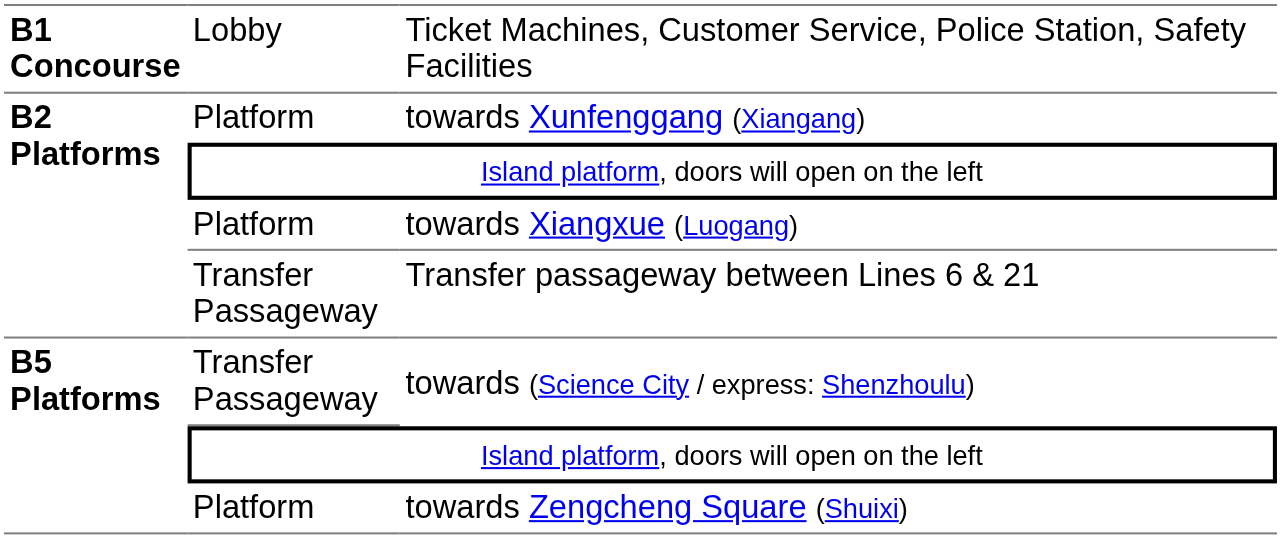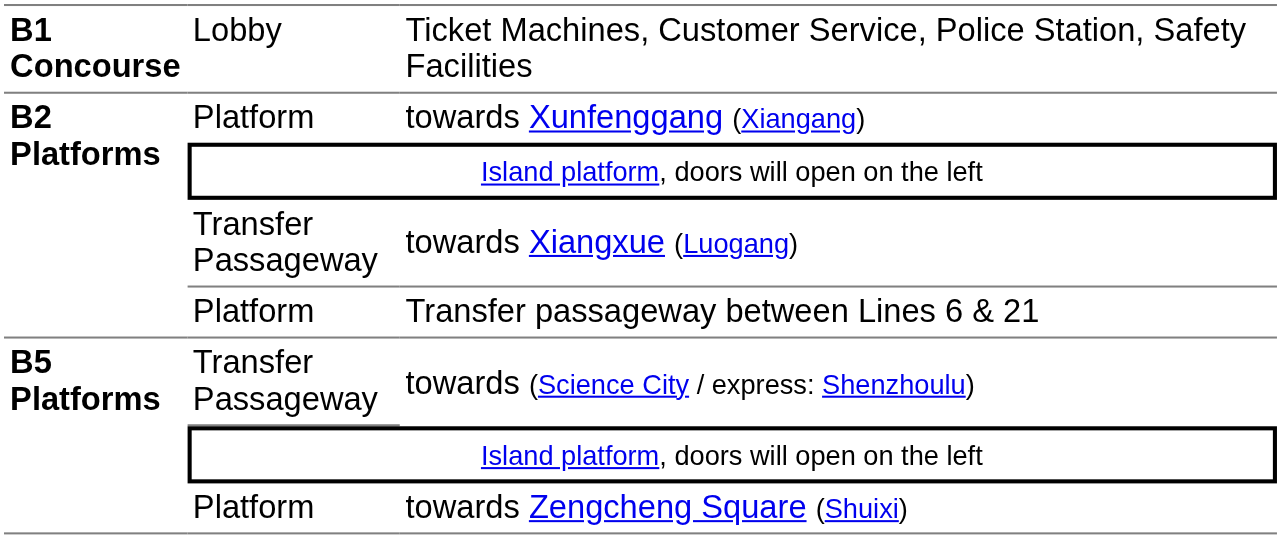(254, 223) Platform -> (285, 242) Transfer Passageway
(285, 293) Transfer Passageway -> (254, 311) Platform
